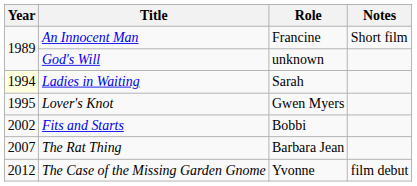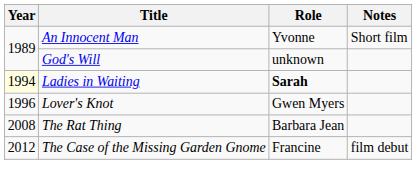(296, 37) Francine -> (293, 37) Yvonne
(288, 81) normal -> (290, 81) bold
(22, 103) 1995 -> (22, 103) 1996
- row: (83, 125)
(22, 147) 2007 -> (22, 125) 2008
(293, 170) Yvonne -> (296, 147) Francine
